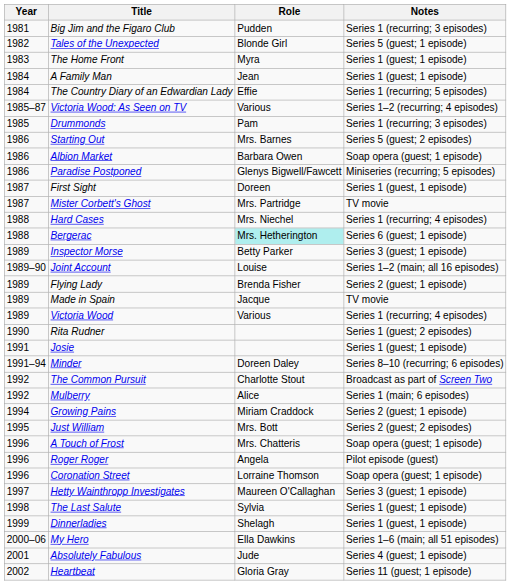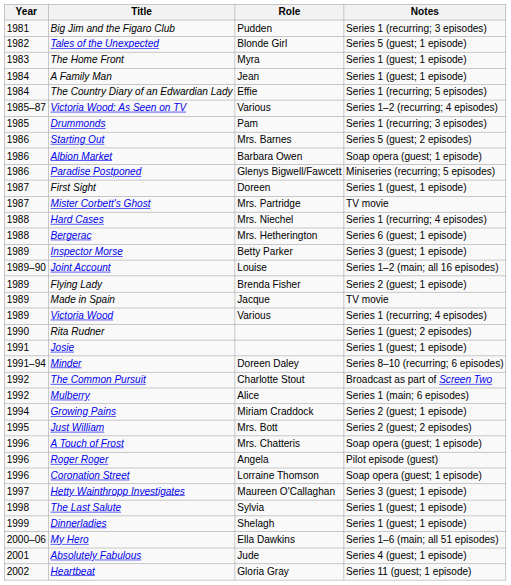(277, 236) paleturquoise background -> (277, 236) no background
(406, 524) Series 1 (guest, 1 episode) -> (406, 524) Series 1 (guest; 1 episode)
